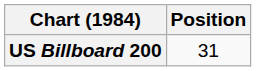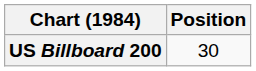(208, 50) 31 -> (208, 50) 30
